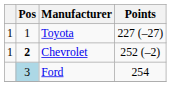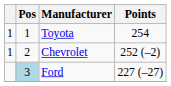(140, 33) 227 (–27) -> (140, 33) 254
(27, 52) bold -> (27, 52) normal
(140, 72) 254 -> (140, 72) 227 (–27)
